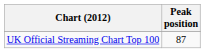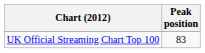(181, 39) 87 -> (181, 39) 83
